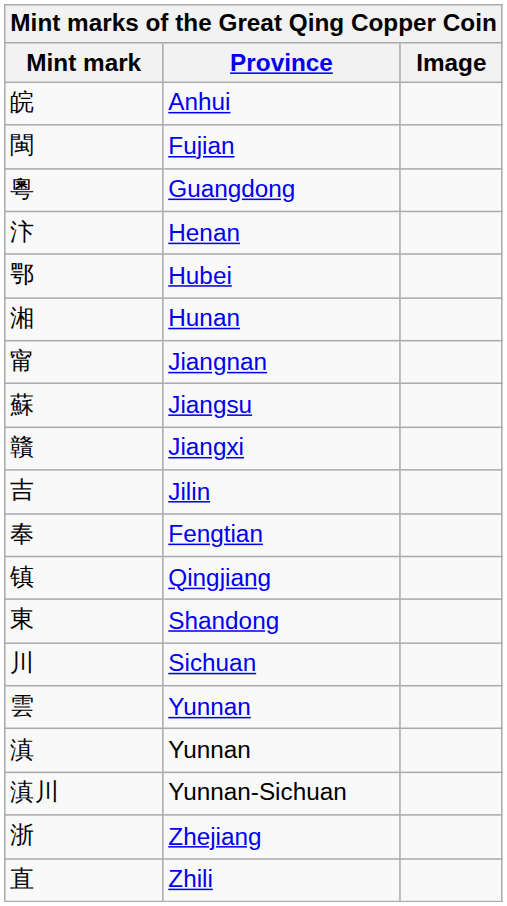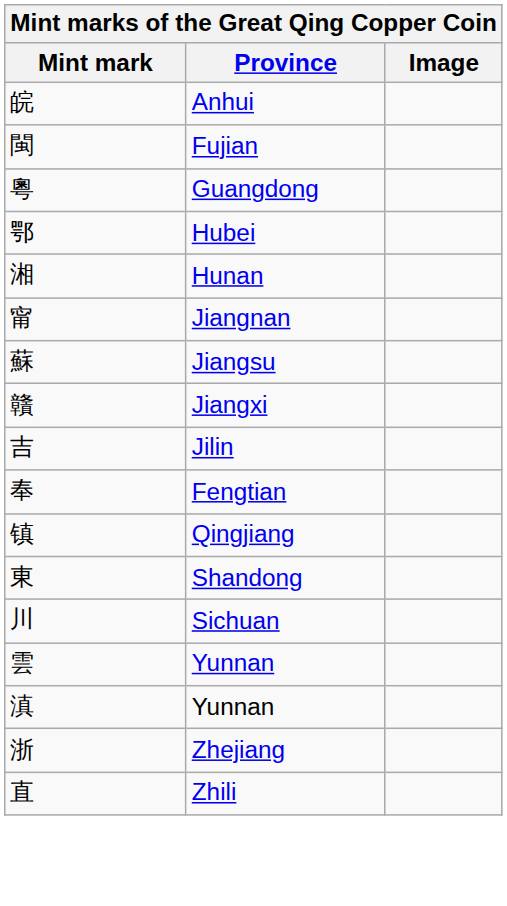- row: (23, 231)
- row: (35, 792)
